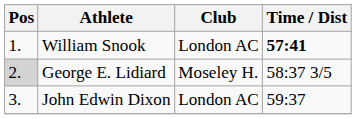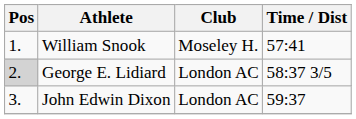(219, 45) London AC -> (218, 45) Moseley H.
(287, 45) bold -> (286, 45) normal
(218, 72) Moseley H. -> (219, 72) London AC
